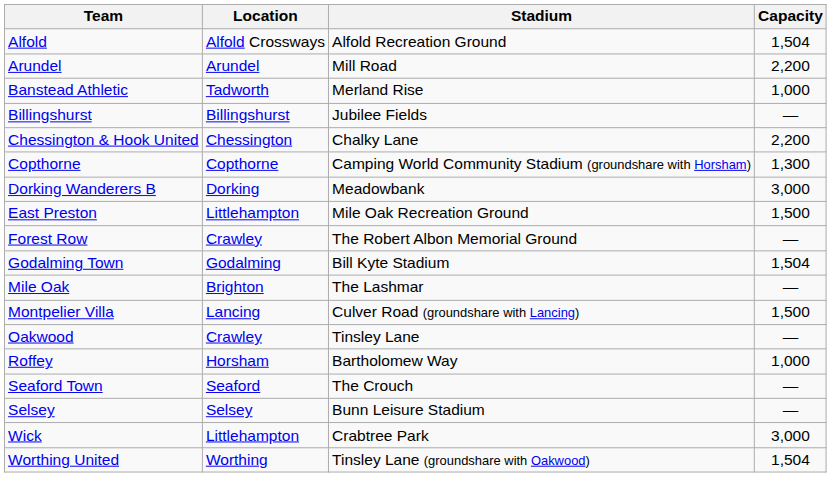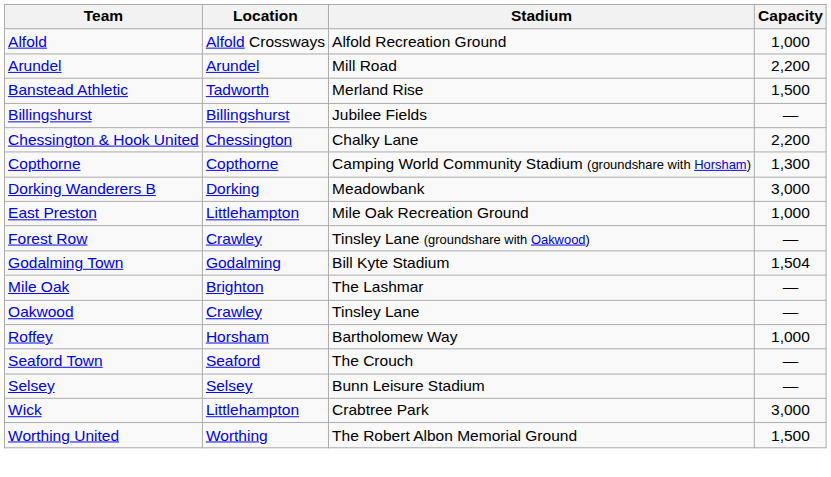(790, 41) 1,504 -> (790, 41) 1,000
(790, 90) 1,000 -> (790, 90) 1,500
(790, 213) 1,500 -> (790, 213) 1,000
(455, 238) The Robert Albon Memorial Ground -> (461, 238) Tinsley Lane (groundshare with Oakwood)
- row: (61, 312)
(461, 459) Tinsley Lane (groundshare with Oakwood) -> (455, 435) The Robert Albon Memorial Ground
(790, 459) 1,504 -> (790, 435) 1,500
